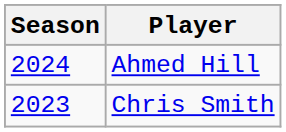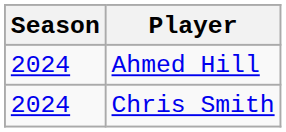(40, 106) 2023 -> (40, 106) 2024
